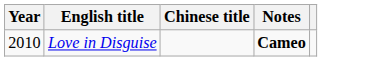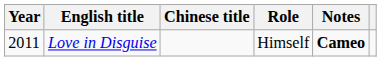+ column: (283, 17)
(24, 42) 2010 -> (24, 42) 2011
